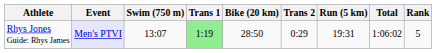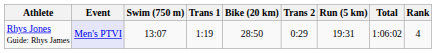(205, 34) lightgreen background -> (205, 34) no background
(418, 34) 5 -> (418, 34) 4
